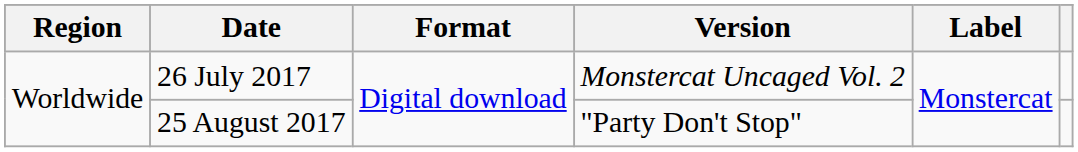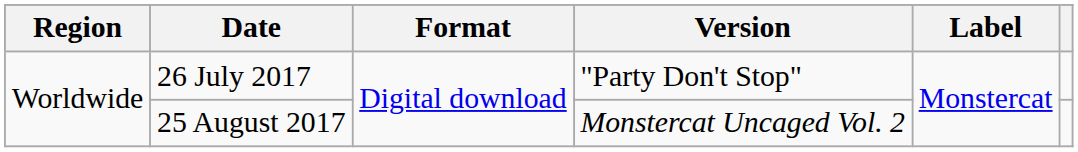(743, 75) Monstercat Uncaged Vol. 2 -> (691, 75) "Party Don't Stop"
(691, 122) "Party Don't Stop" -> (743, 122) Monstercat Uncaged Vol. 2
